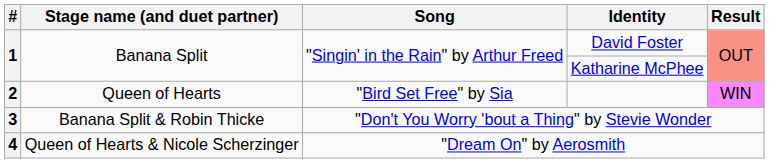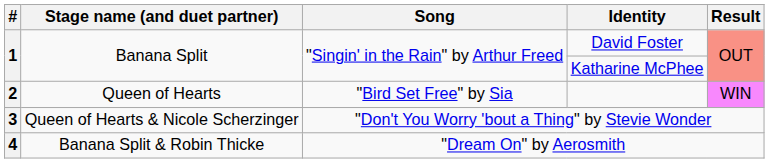(162, 119) Banana Split & Robin Thicke -> (162, 119) Queen of Hearts & Nicole Scherzinger
(162, 145) Queen of Hearts & Nicole Scherzinger -> (162, 145) Banana Split & Robin Thicke
